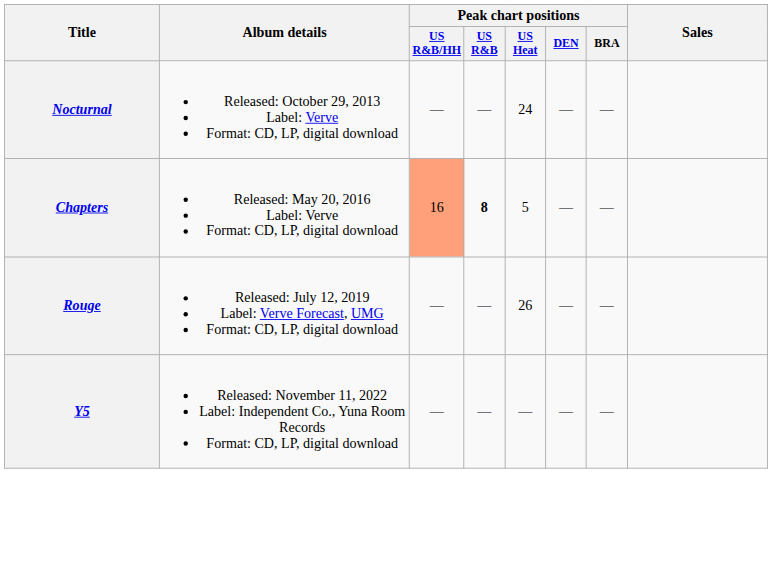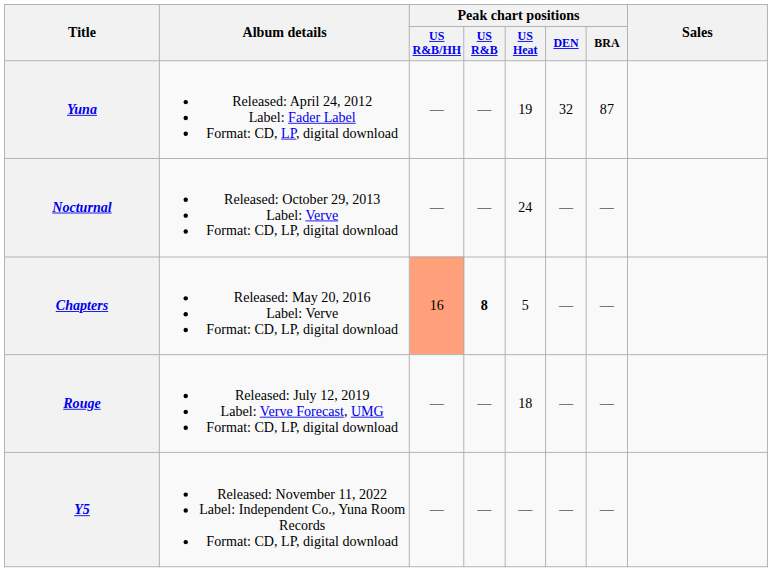+ row: (82, 109)
(525, 305) 26 -> (525, 403) 18
